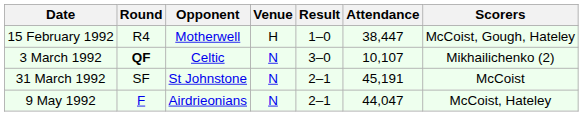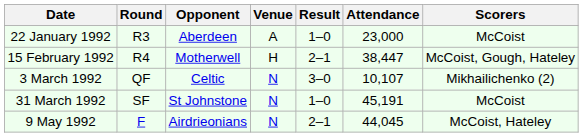+ row: (61, 36)
(320, 36) 1–0 -> (320, 57) 2–1
(141, 57) bold -> (141, 79) normal
(320, 79) 2–1 -> (320, 100) 1–0
(383, 100) 44,047 -> (383, 121) 44,045
